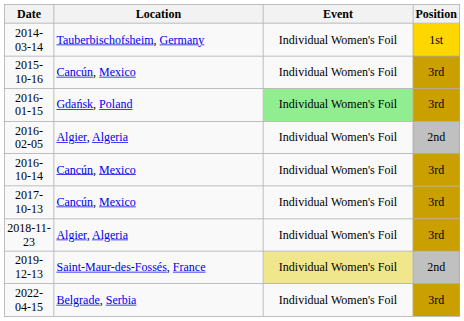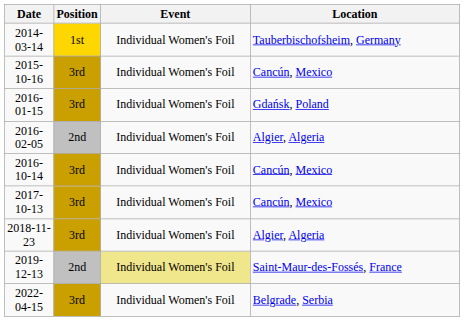columns swapped: (158, 14) <-> (436, 14)
(338, 104) lightgreen background -> (175, 104) no background
